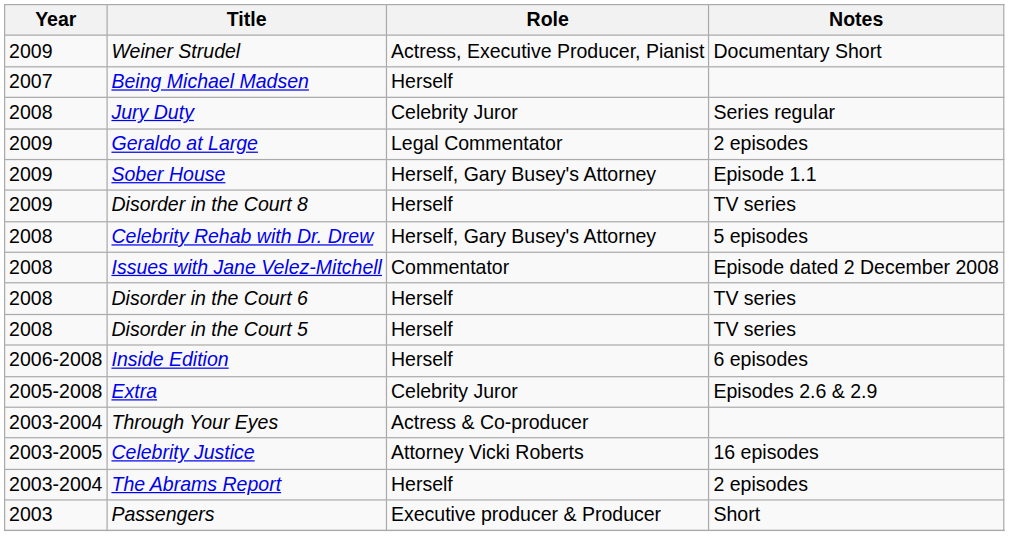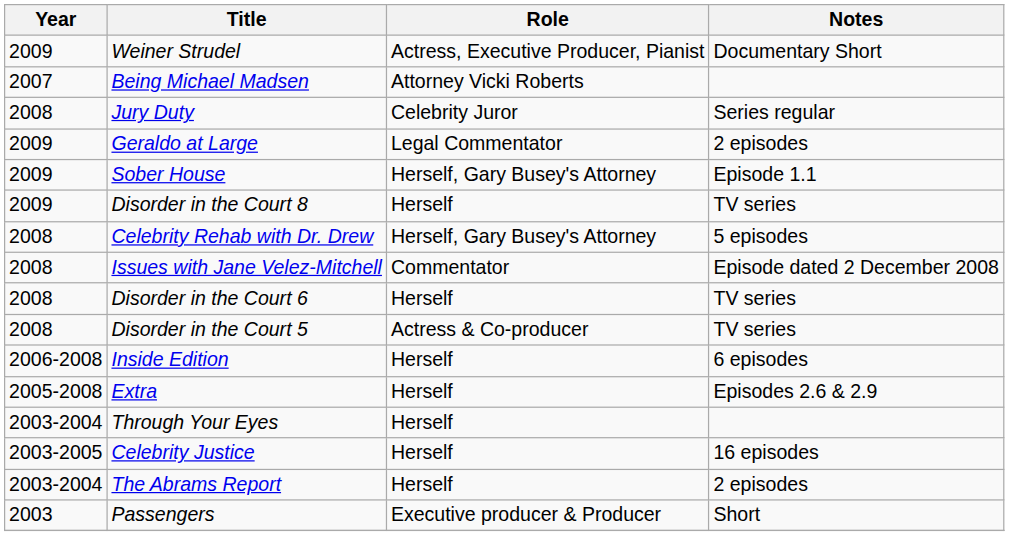(422, 81) Herself -> (487, 81) Attorney Vicki Roberts
(422, 329) Herself -> (490, 329) Actress & Co-producer
(454, 391) Celebrity Juror -> (422, 391) Herself
(490, 422) Actress & Co-producer -> (422, 422) Herself
(487, 453) Attorney Vicki Roberts -> (422, 453) Herself
